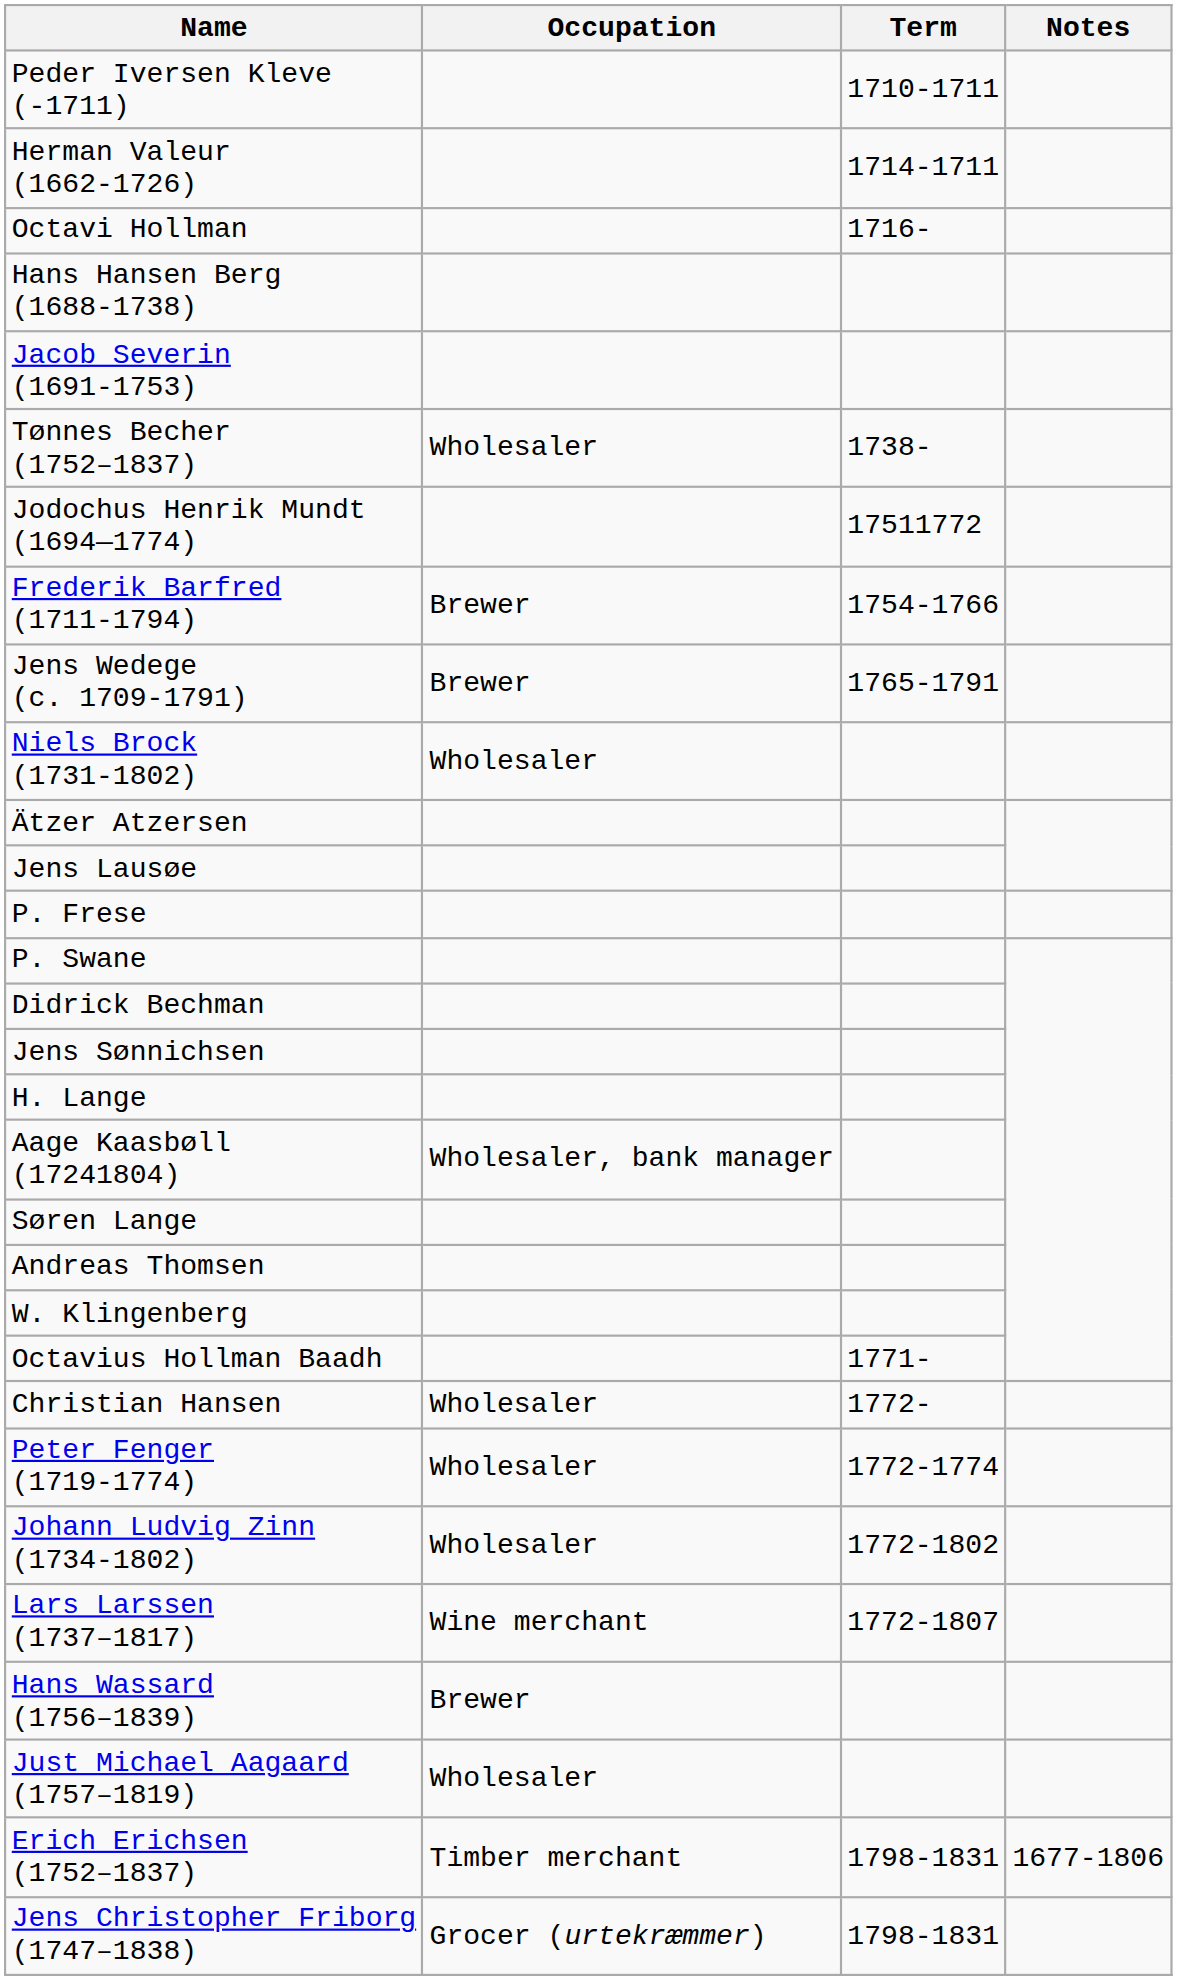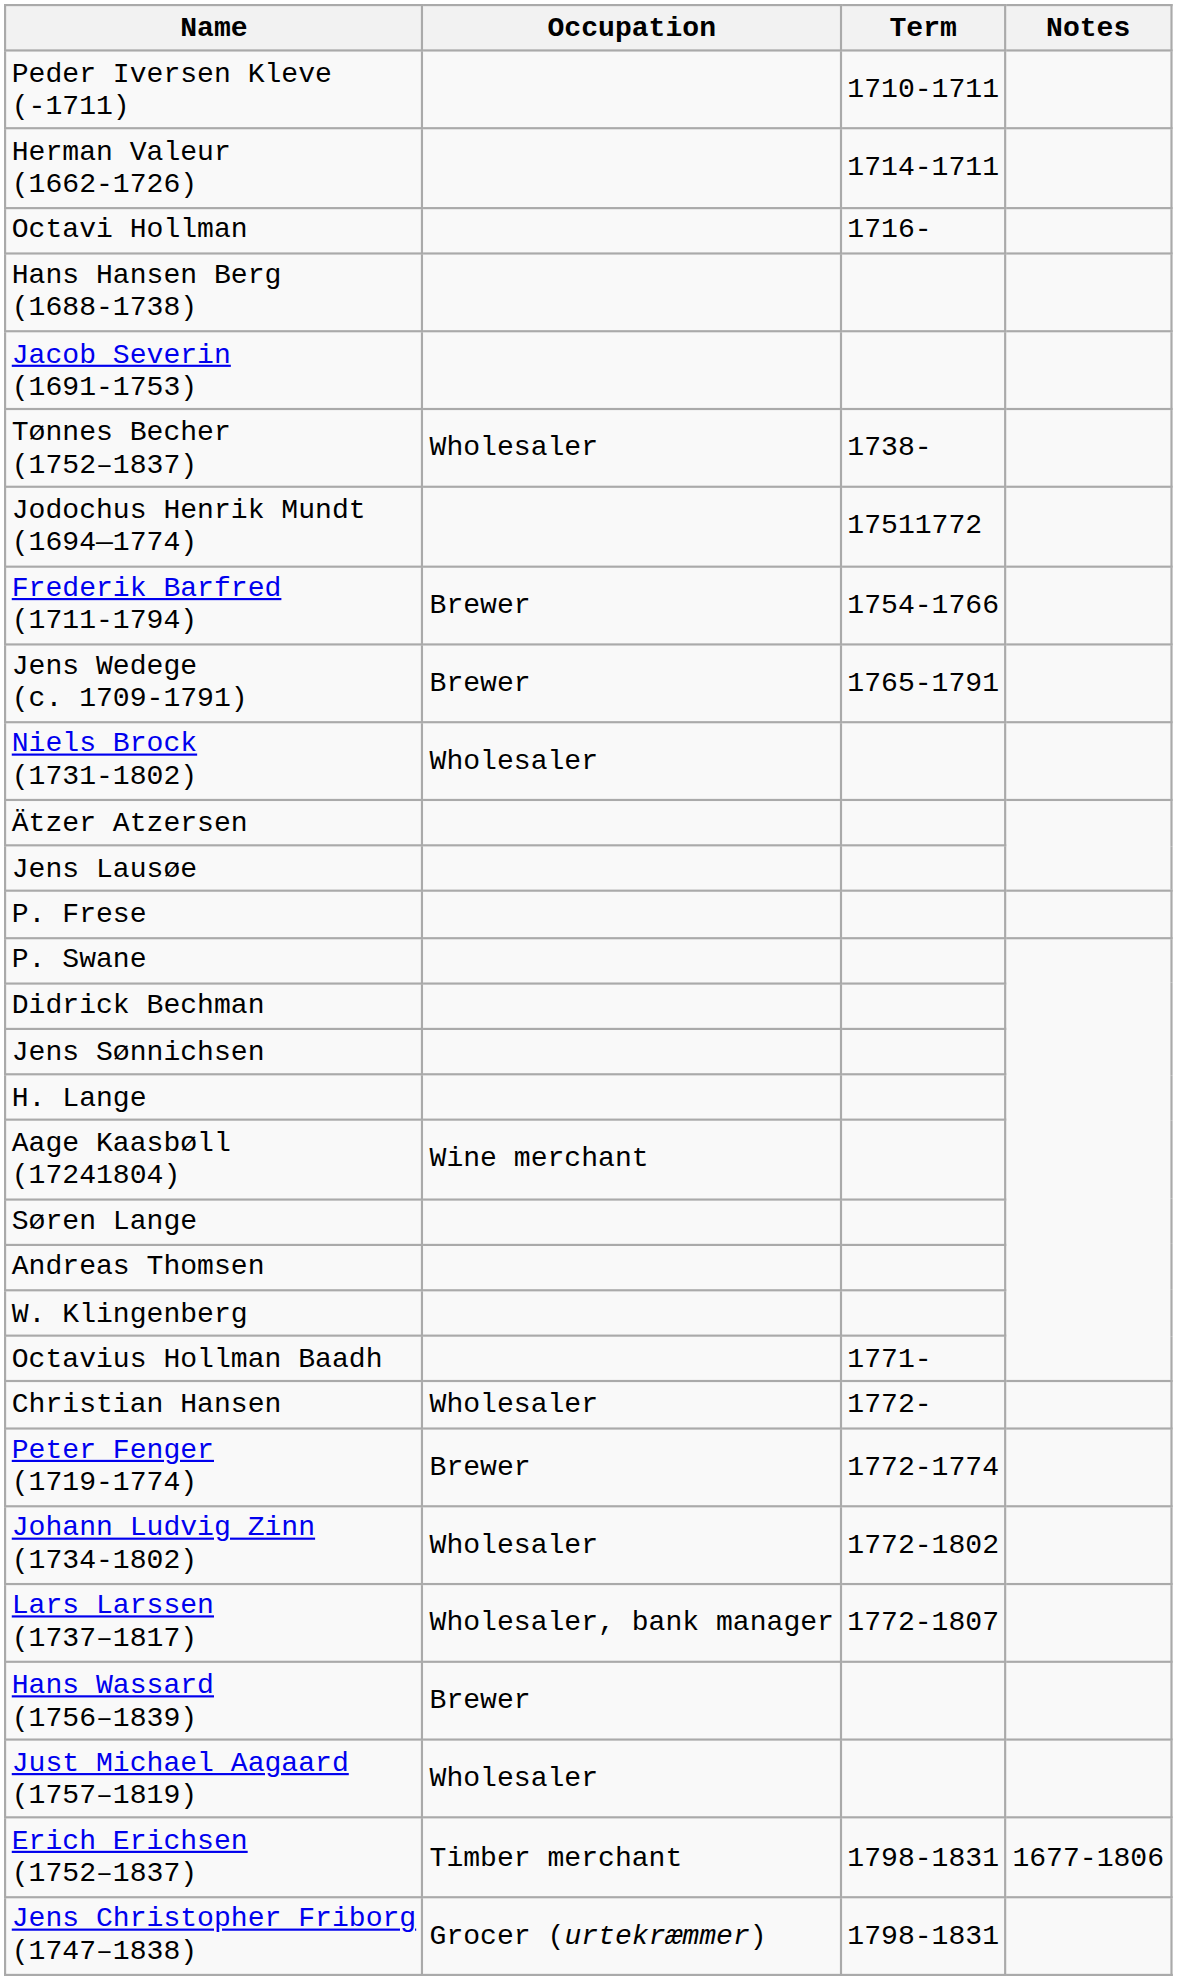(632, 1160) Wholesaler, bank manager -> (539, 1160) Wine merchant
(514, 1467) Wholesaler -> (480, 1467) Brewer
(539, 1623) Wine merchant -> (632, 1623) Wholesaler, bank manager
